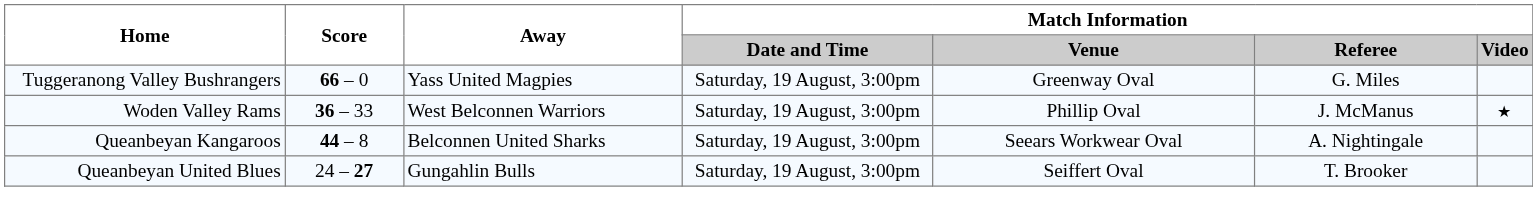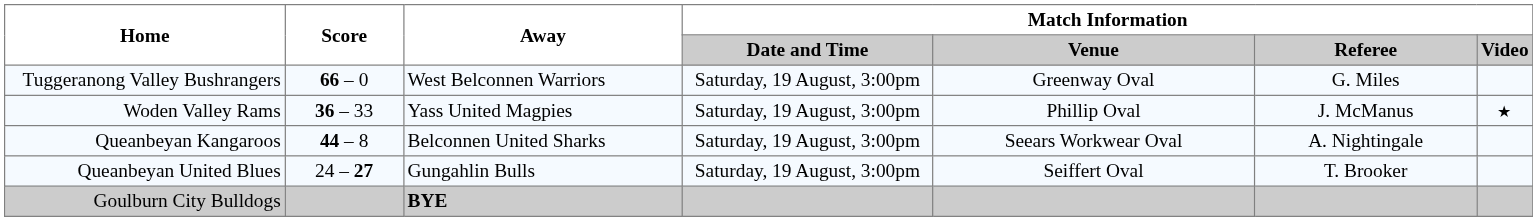(490, 80) Yass United Magpies -> (506, 80) West Belconnen Warriors
(506, 110) West Belconnen Warriors -> (490, 110) Yass United Magpies
+ row: (187, 201)
